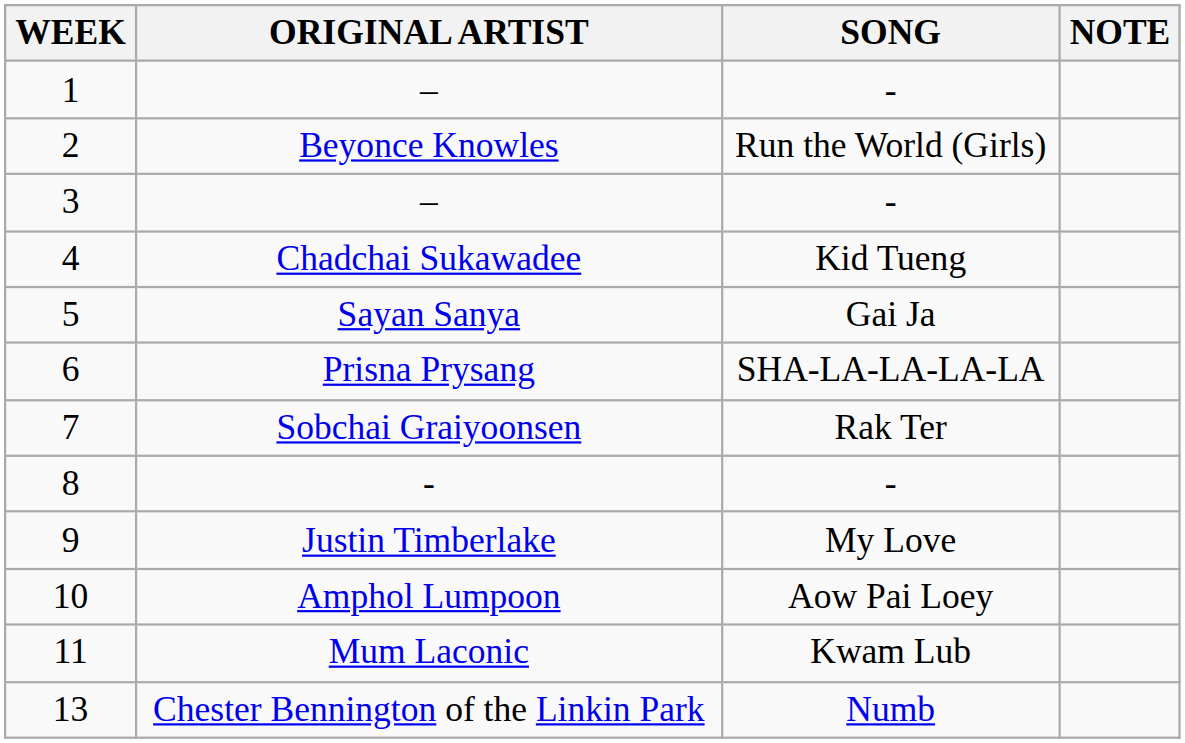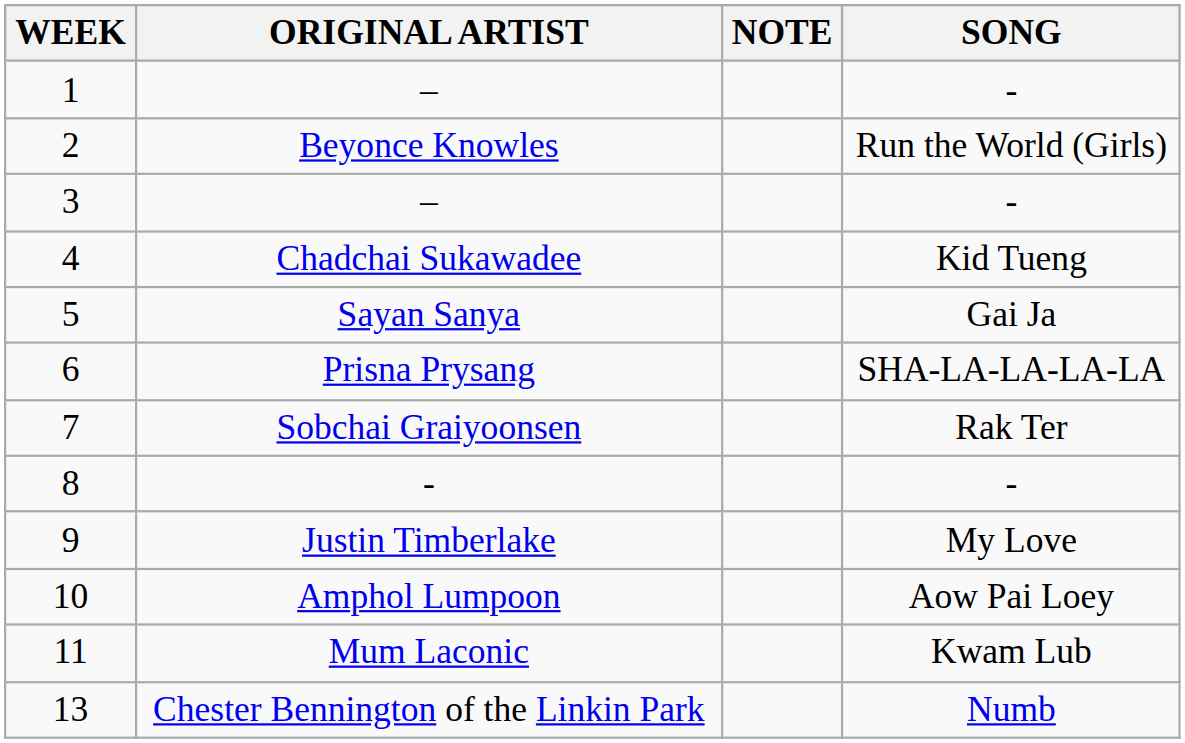columns swapped: (891, 32) <-> (1120, 32)
